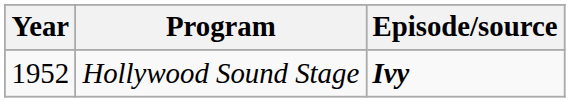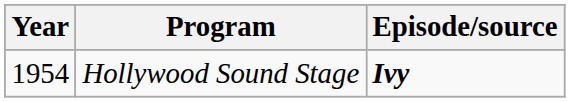(40, 73) 1952 -> (40, 73) 1954
